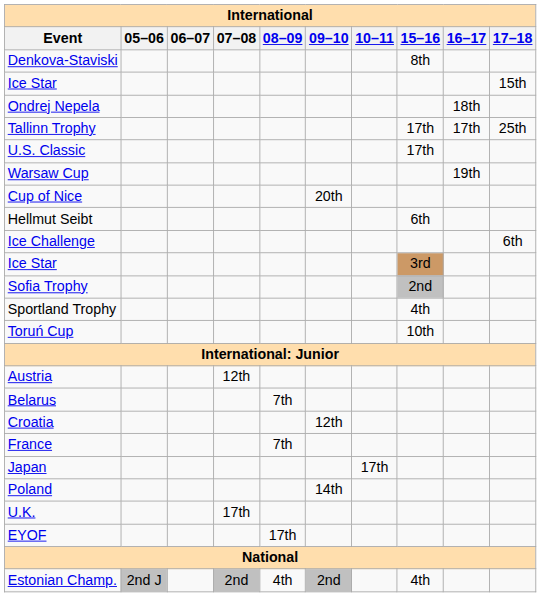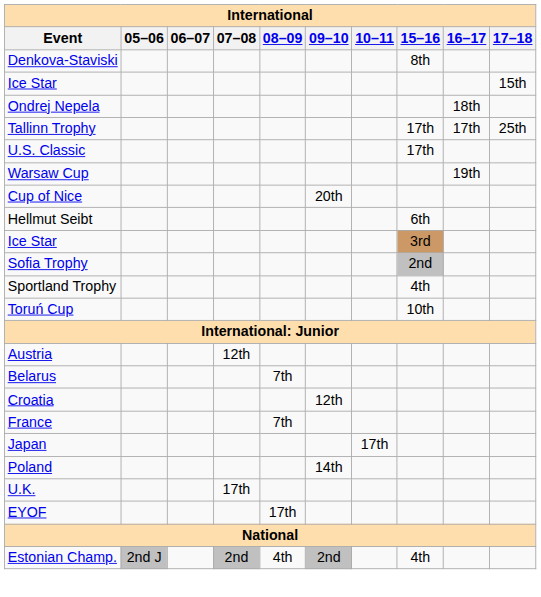- row: (51, 241)
